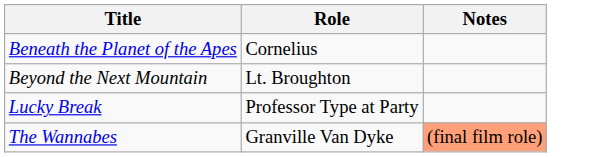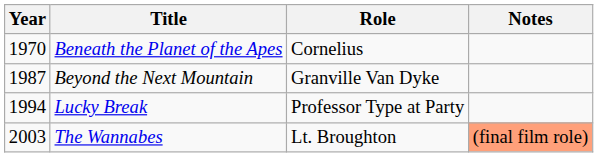+ column: (27, 19)
(298, 78) Lt. Broughton -> (365, 78) Granville Van Dyke
(319, 136) Granville Van Dyke -> (344, 136) Lt. Broughton
